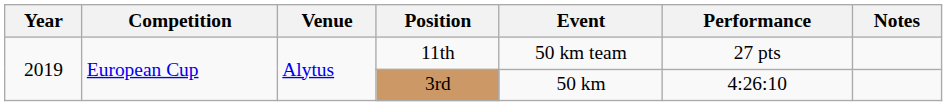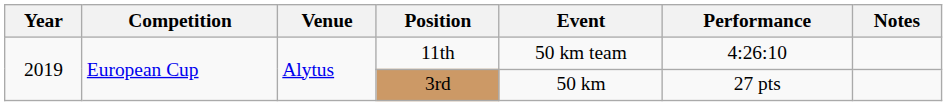(757, 52) 27 pts -> (757, 52) 4:26:10
(757, 85) 4:26:10 -> (757, 85) 27 pts
